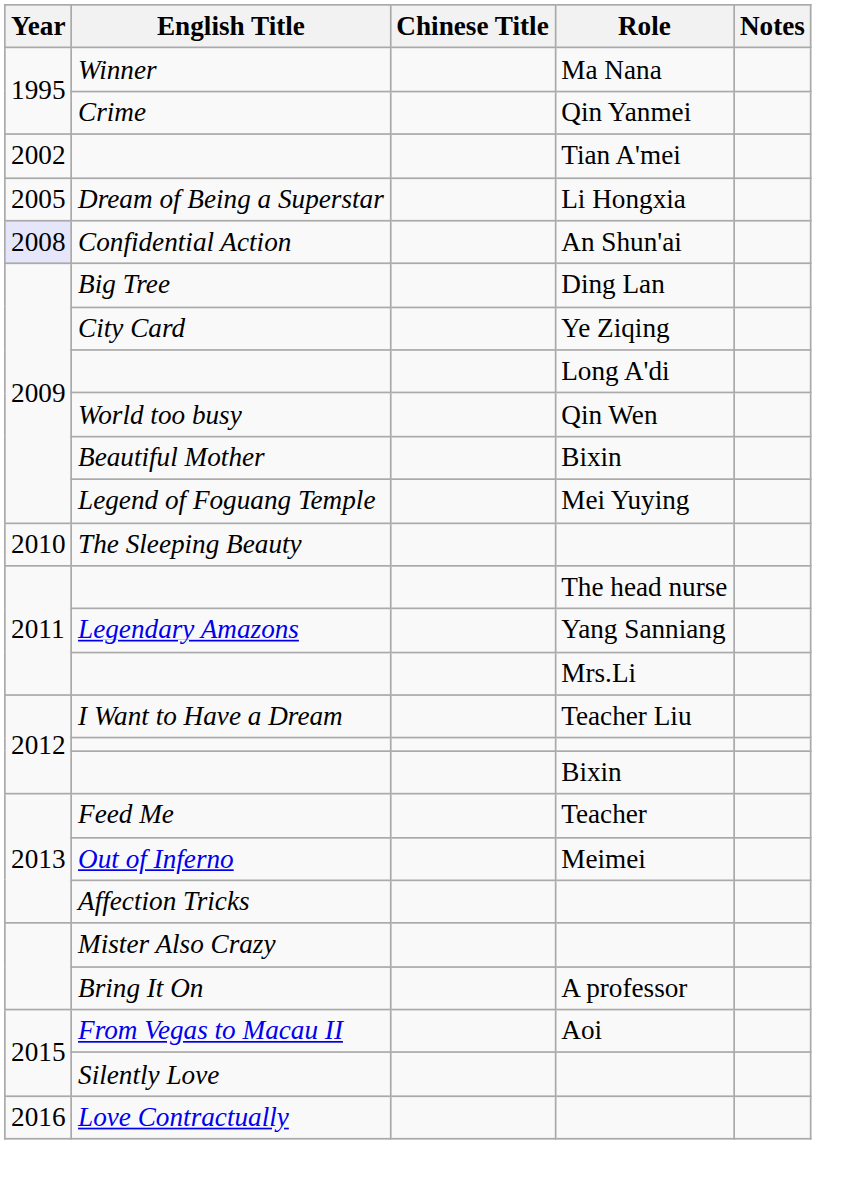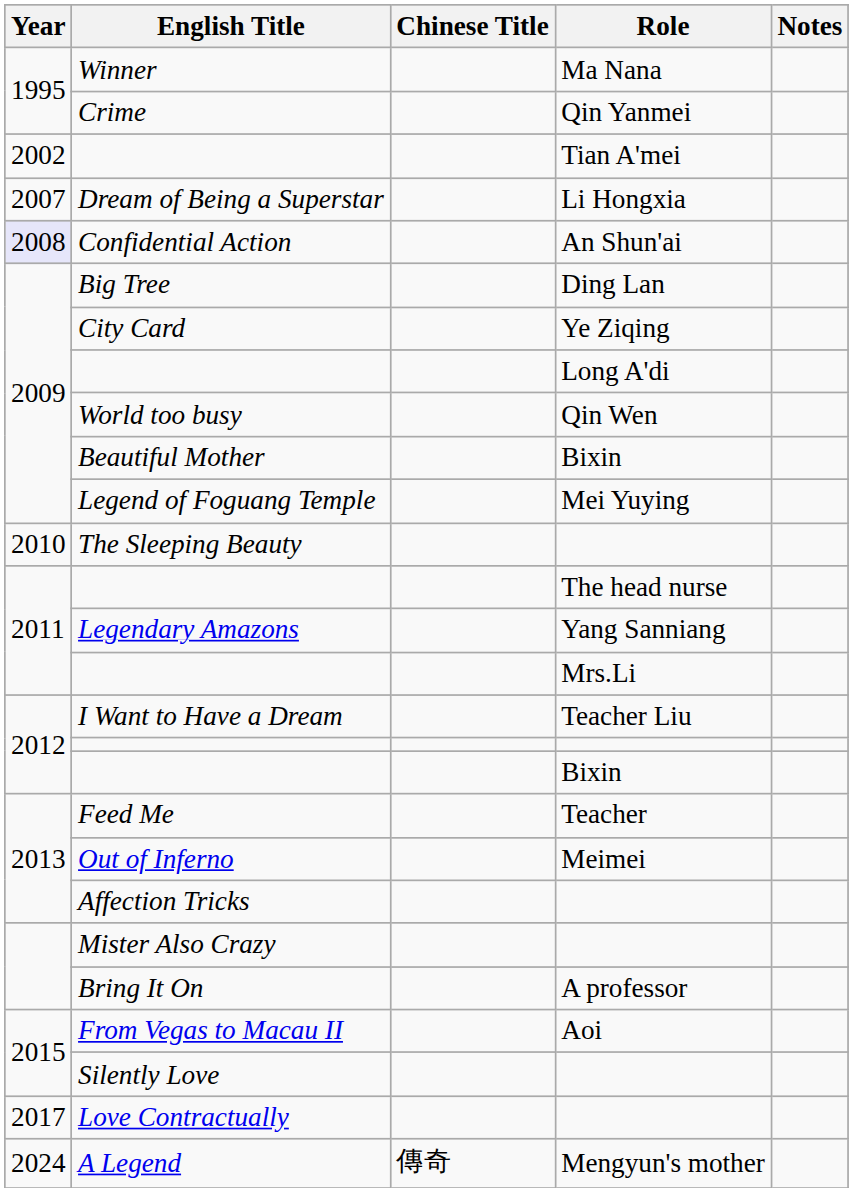(38, 198) 2005 -> (38, 198) 2007
(38, 1117) 2016 -> (38, 1117) 2017
+ row: (130, 1162)
